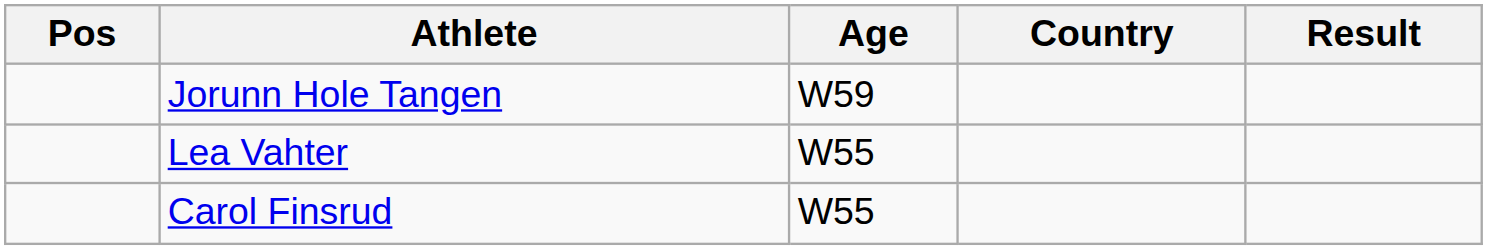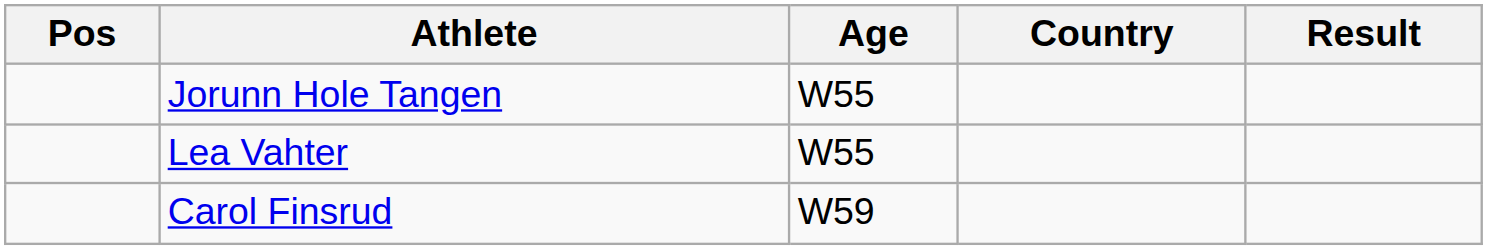(836, 93) W59 -> (836, 93) W55
(836, 212) W55 -> (836, 212) W59
